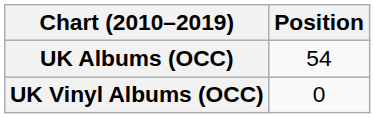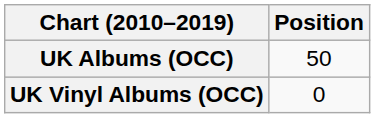(319, 58) 54 -> (319, 58) 50
